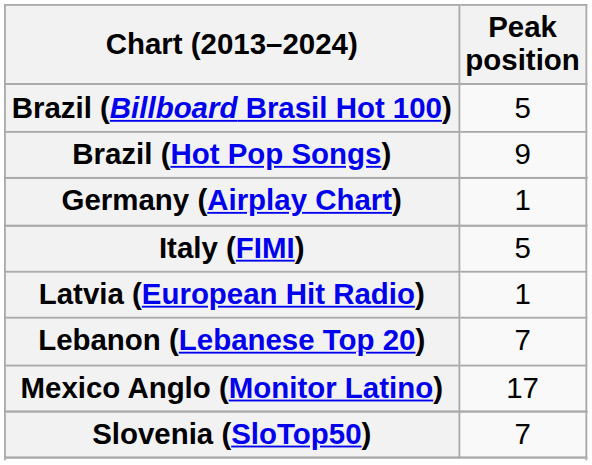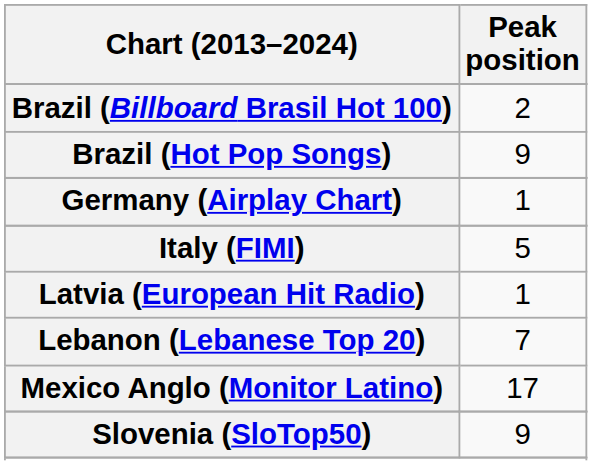(523, 107) 5 -> (523, 107) 2
(523, 434) 7 -> (523, 434) 9
